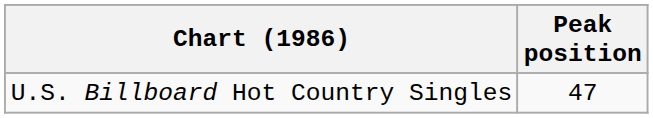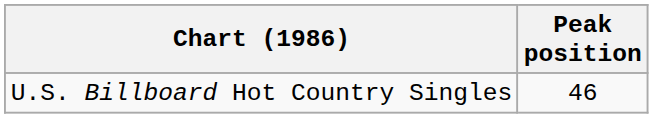(583, 93) 47 -> (583, 93) 46
